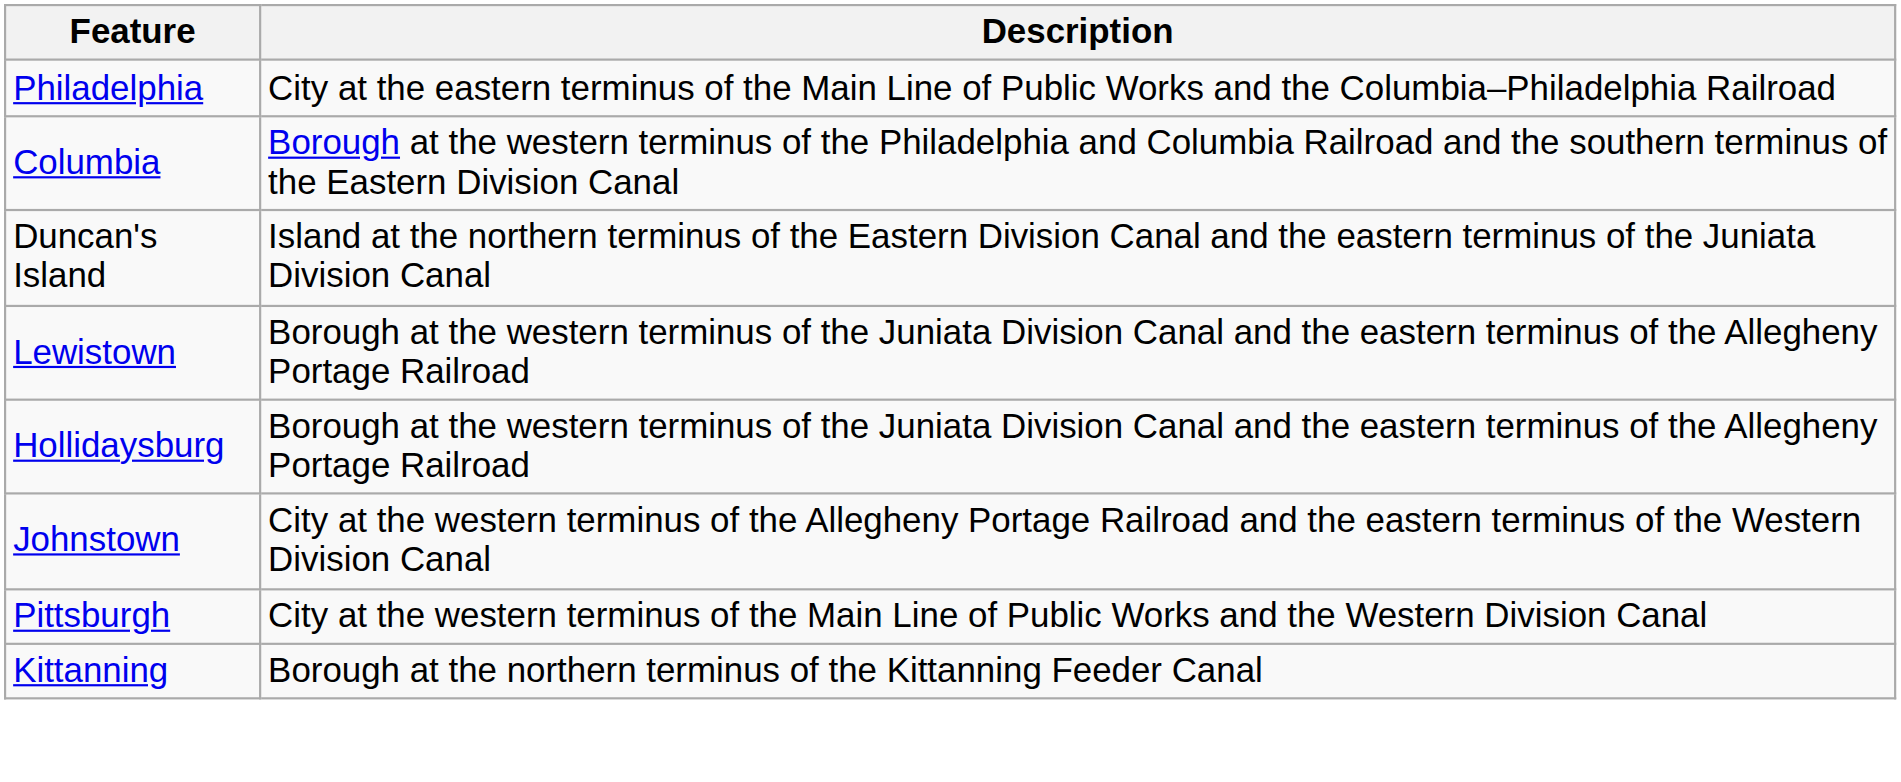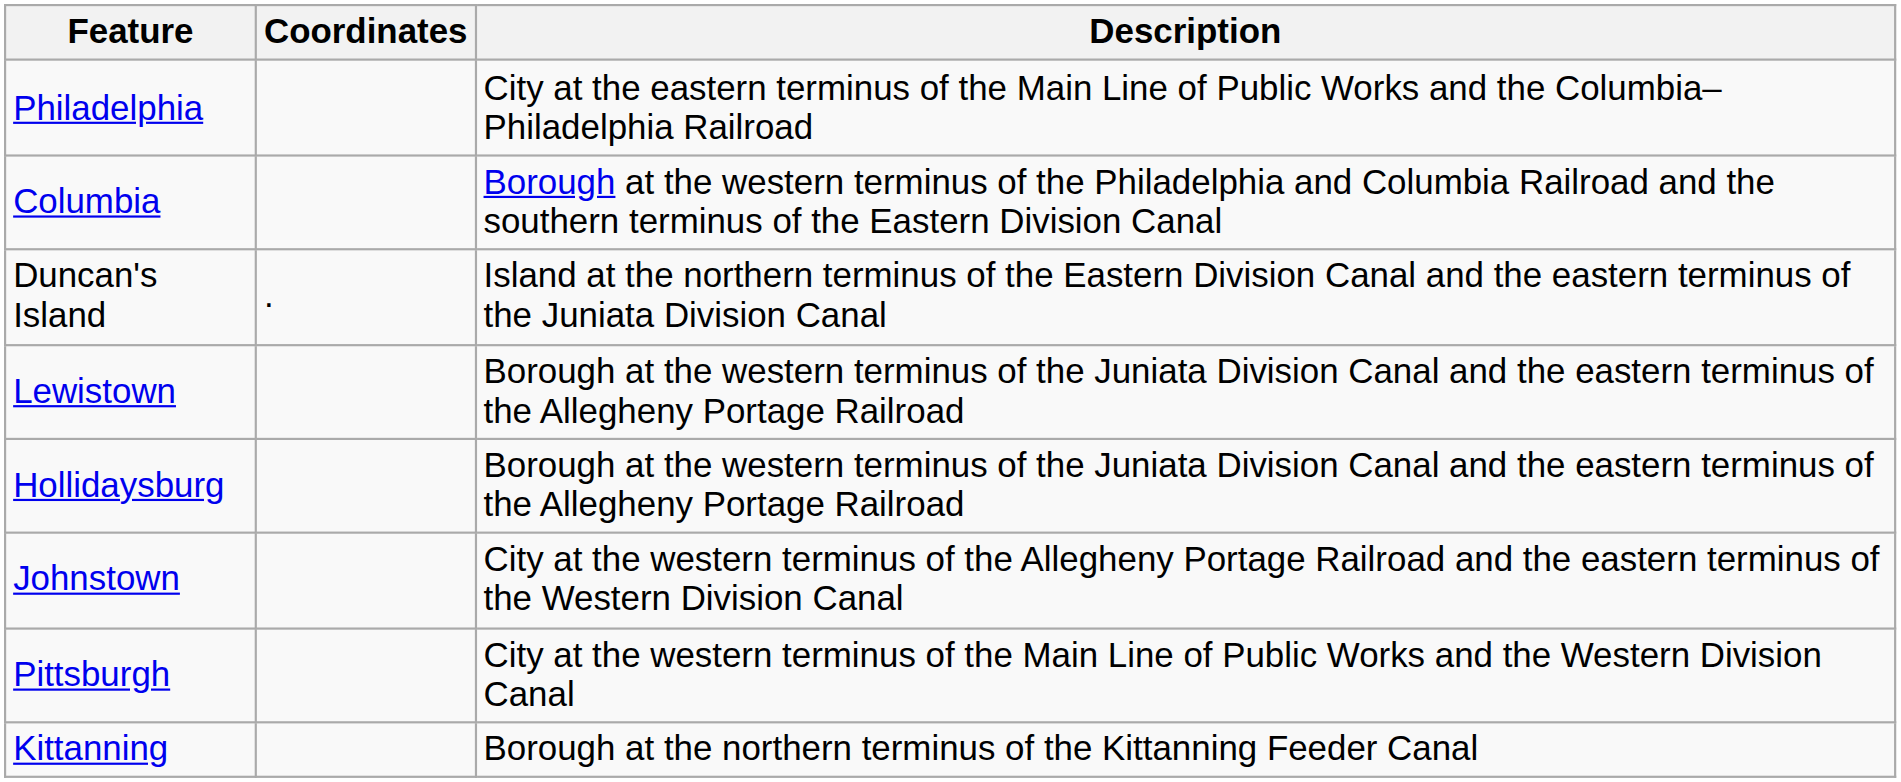+ column: (366, 32)
